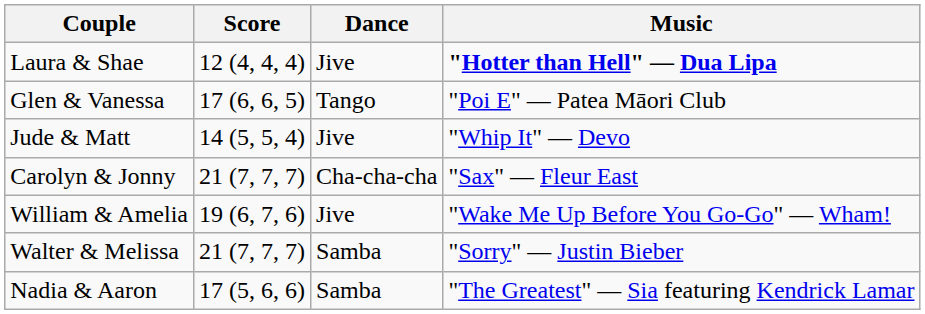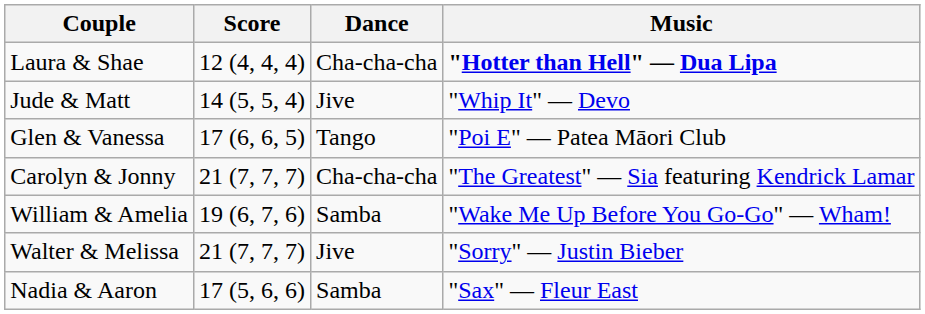(335, 61) Jive -> (377, 61) Cha-cha-cha
rows swapped: (87, 99) <-> (70, 137)
(543, 175) "Sax" — Fleur East -> (681, 175) "The Greatest" — Sia featuring Kendrick Lamar
(335, 213) Jive -> (349, 213) Samba
(349, 251) Samba -> (335, 251) Jive
(681, 289) "The Greatest" — Sia featuring Kendrick Lamar -> (543, 289) "Sax" — Fleur East
